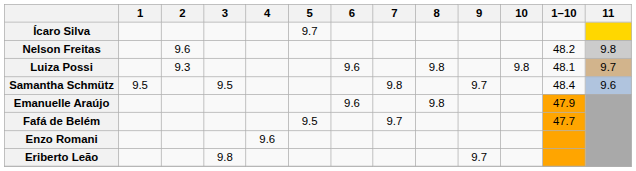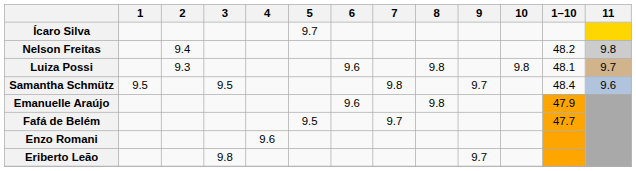(182, 49) 9.6 -> (182, 49) 9.4
